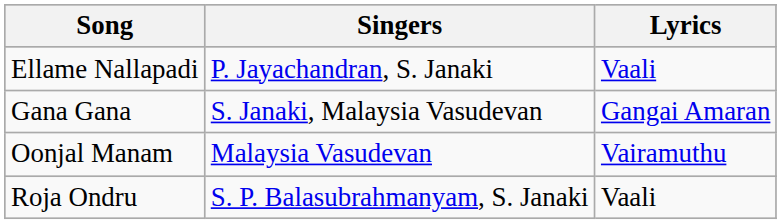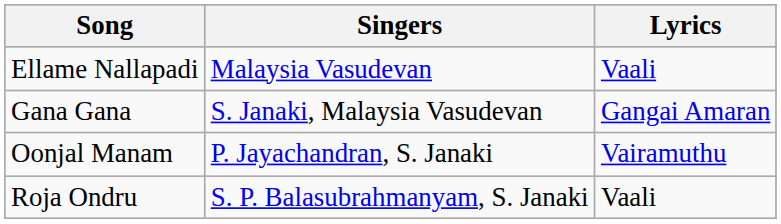(352, 68) P. Jayachandran, S. Janaki -> (321, 68) Malaysia Vasudevan
(321, 153) Malaysia Vasudevan -> (352, 153) P. Jayachandran, S. Janaki
